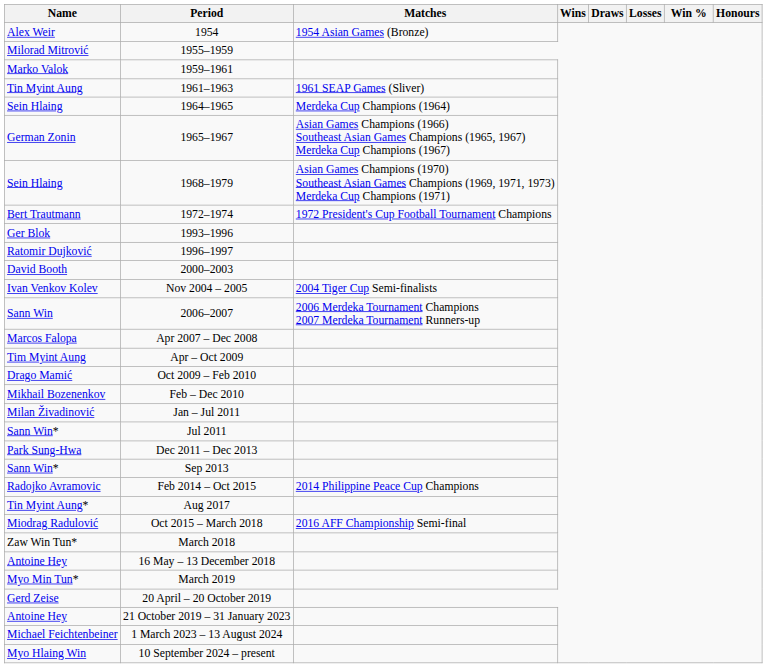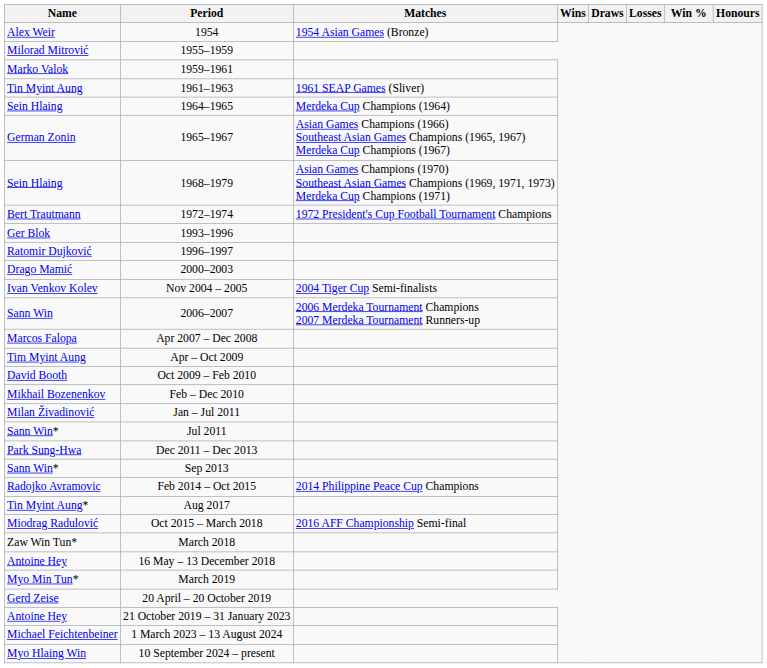(37, 270) David Booth -> (40, 270) Drago Mamić
(40, 375) Drago Mamić -> (37, 375) David Booth
